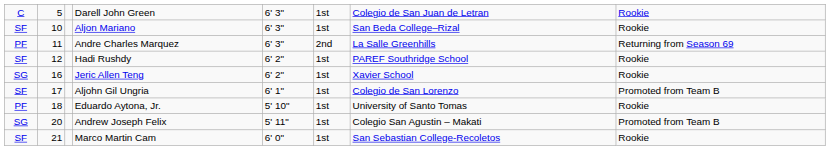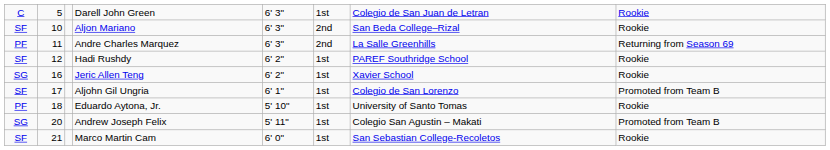(322, 28) 1st -> (324, 28) 2nd
